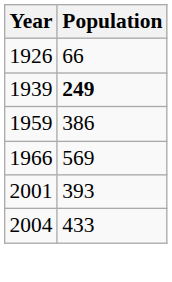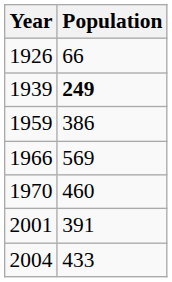+ row: (31, 191)
(78, 191) 393 -> (78, 225) 391
